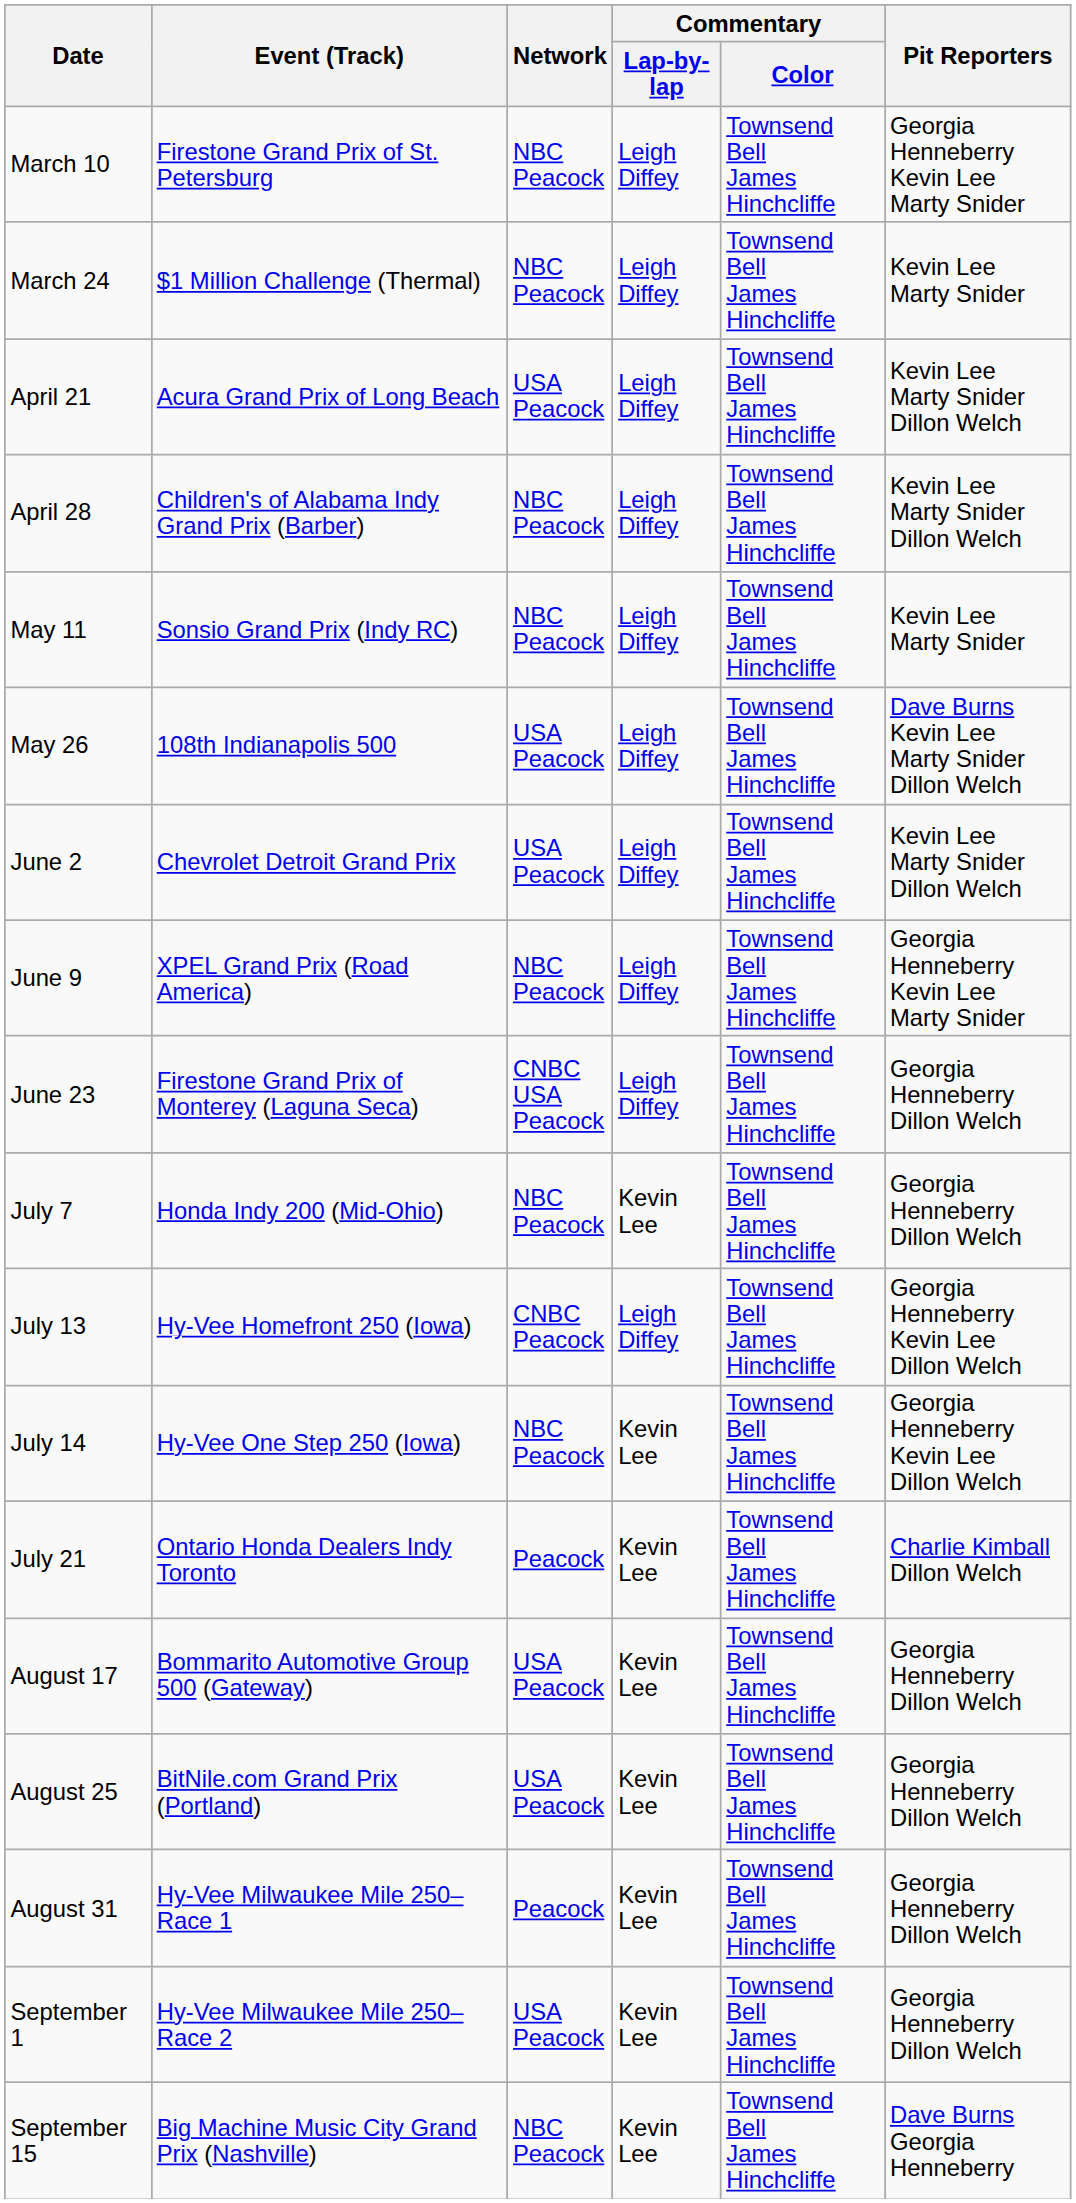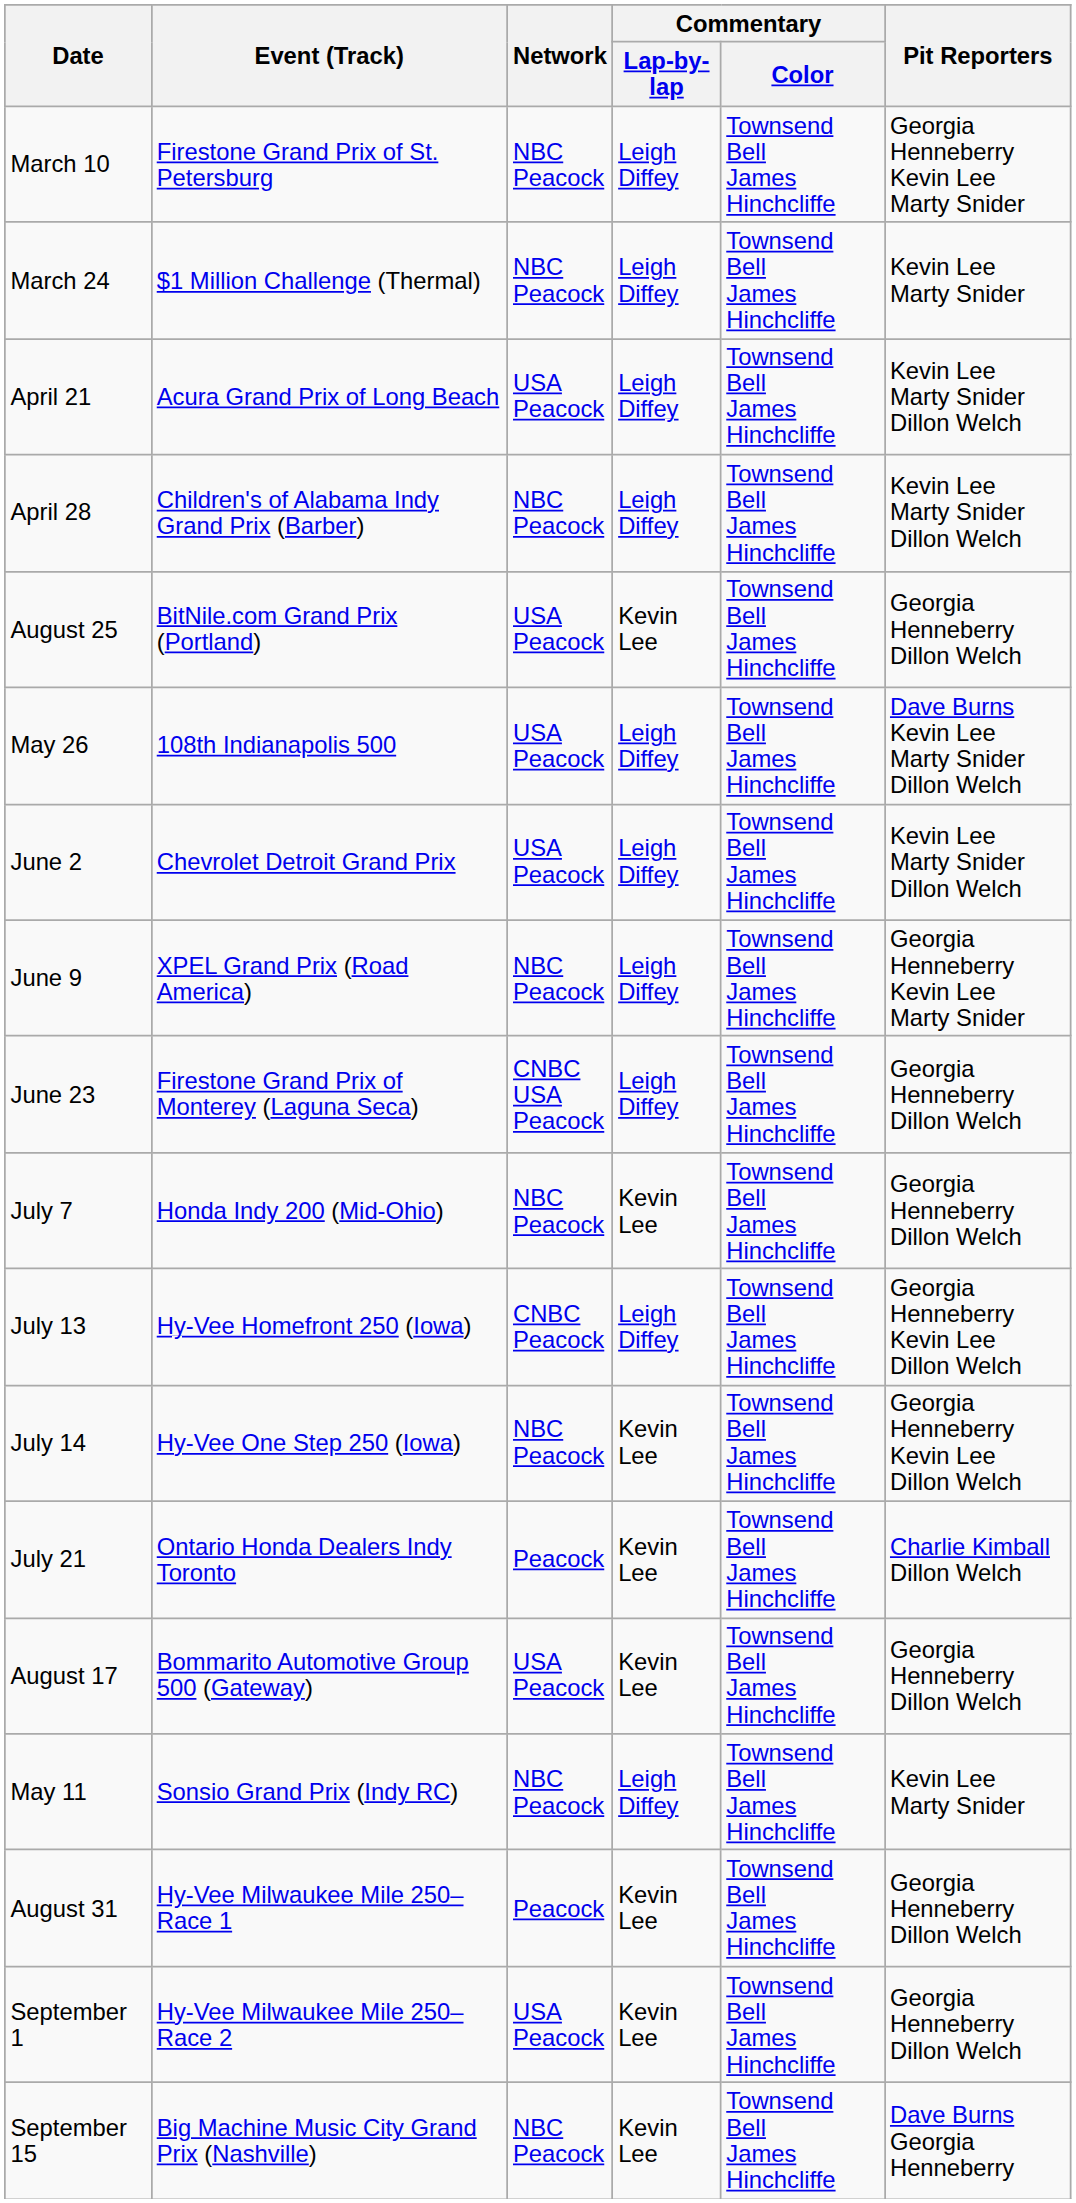rows swapped: (49, 629) <-> (64, 1792)
